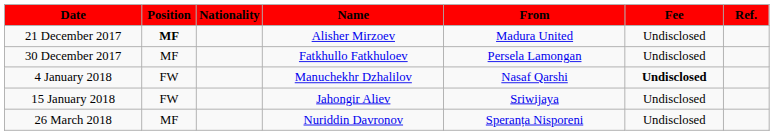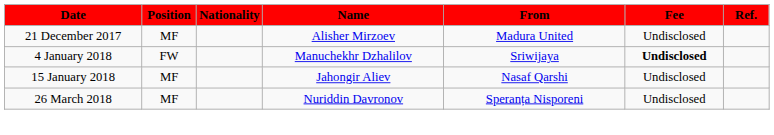(169, 36) bold -> (169, 36) normal
- row: (73, 57)
(535, 78) Nasaf Qarshi -> (535, 57) Sriwijaya
(169, 98) FW -> (169, 78) MF
(535, 98) Sriwijaya -> (535, 78) Nasaf Qarshi
